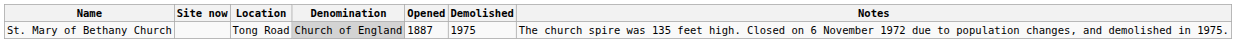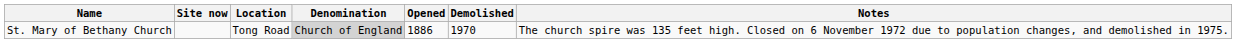(420, 30) 1887 -> (420, 30) 1886
(463, 30) 1975 -> (463, 30) 1970
